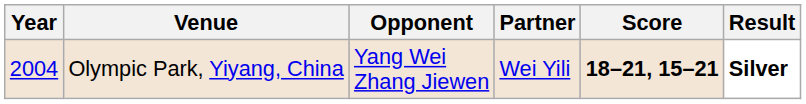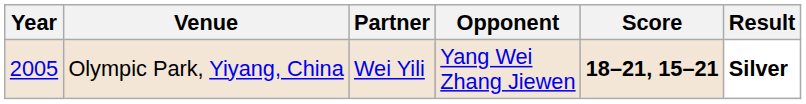columns swapped: (538, 22) <-> (422, 22)
(34, 69) 2004 -> (34, 69) 2005
